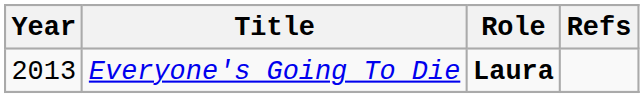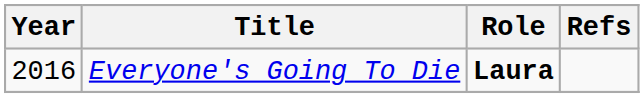(44, 71) 2013 -> (44, 71) 2016
